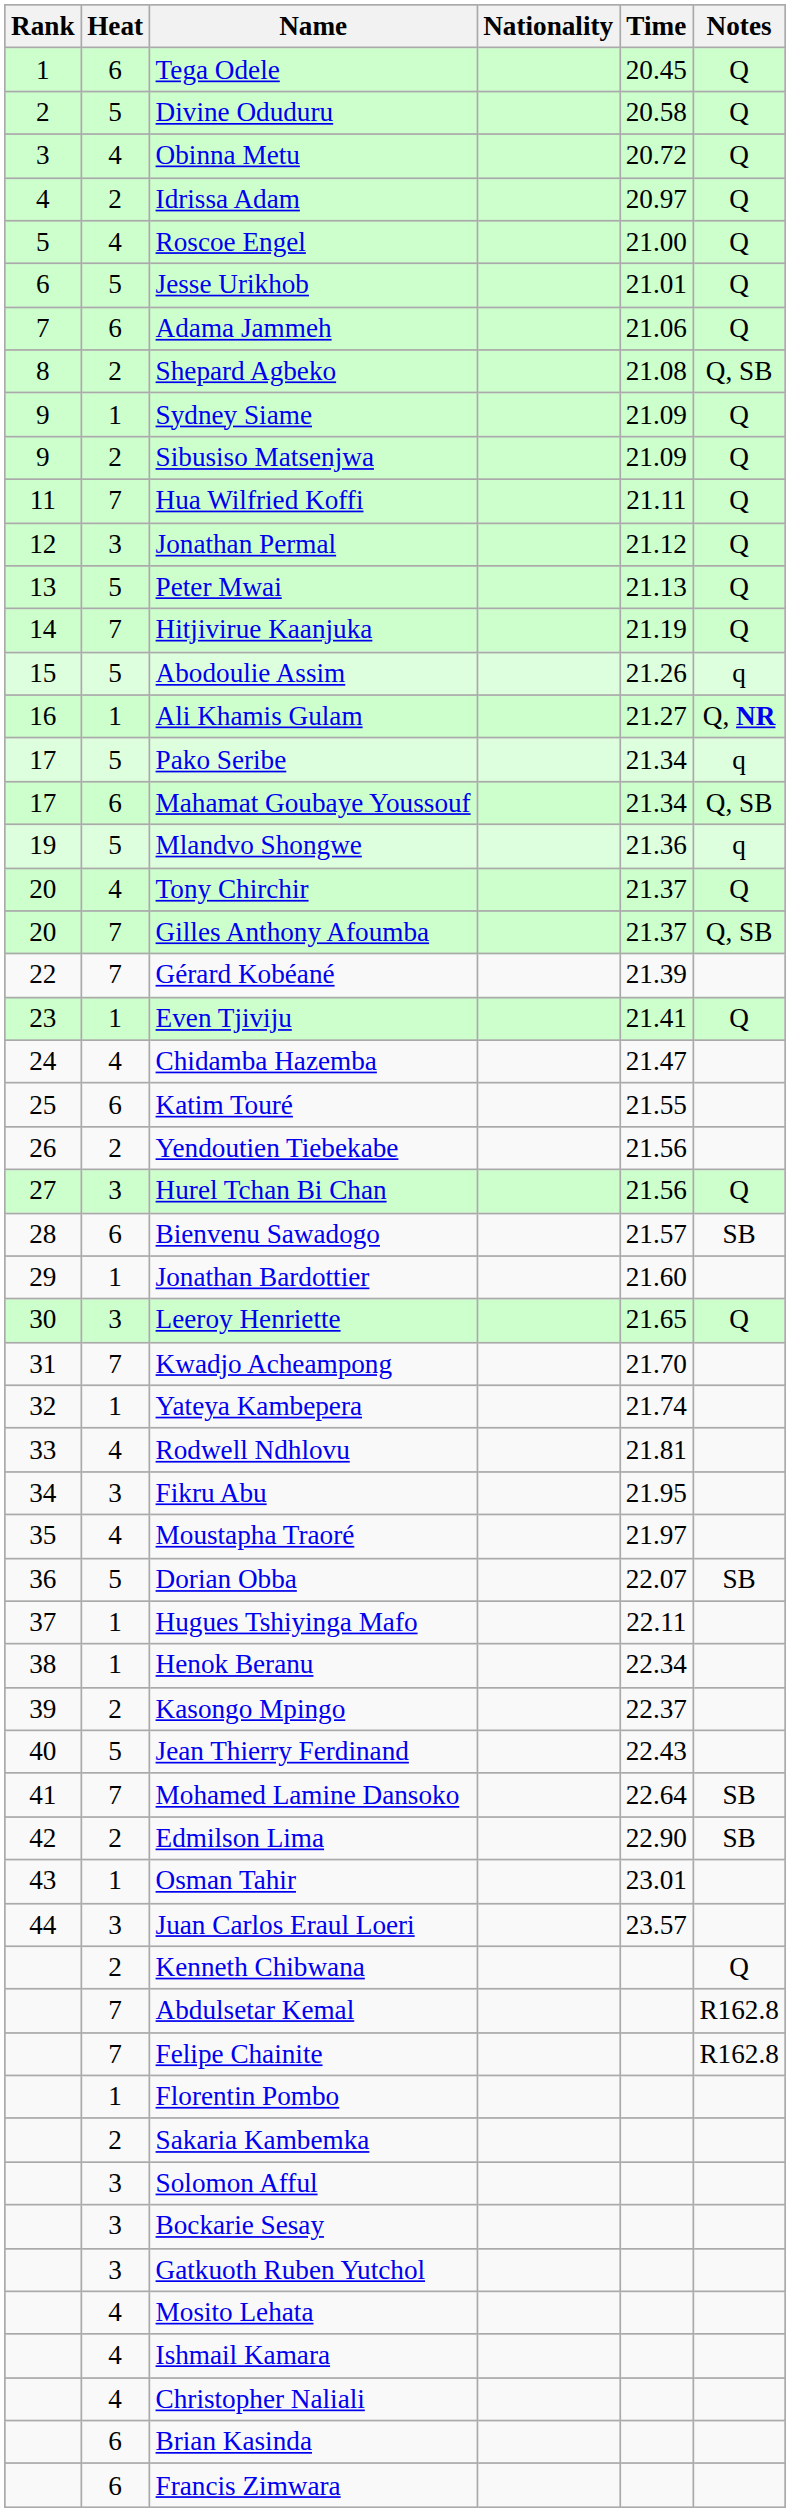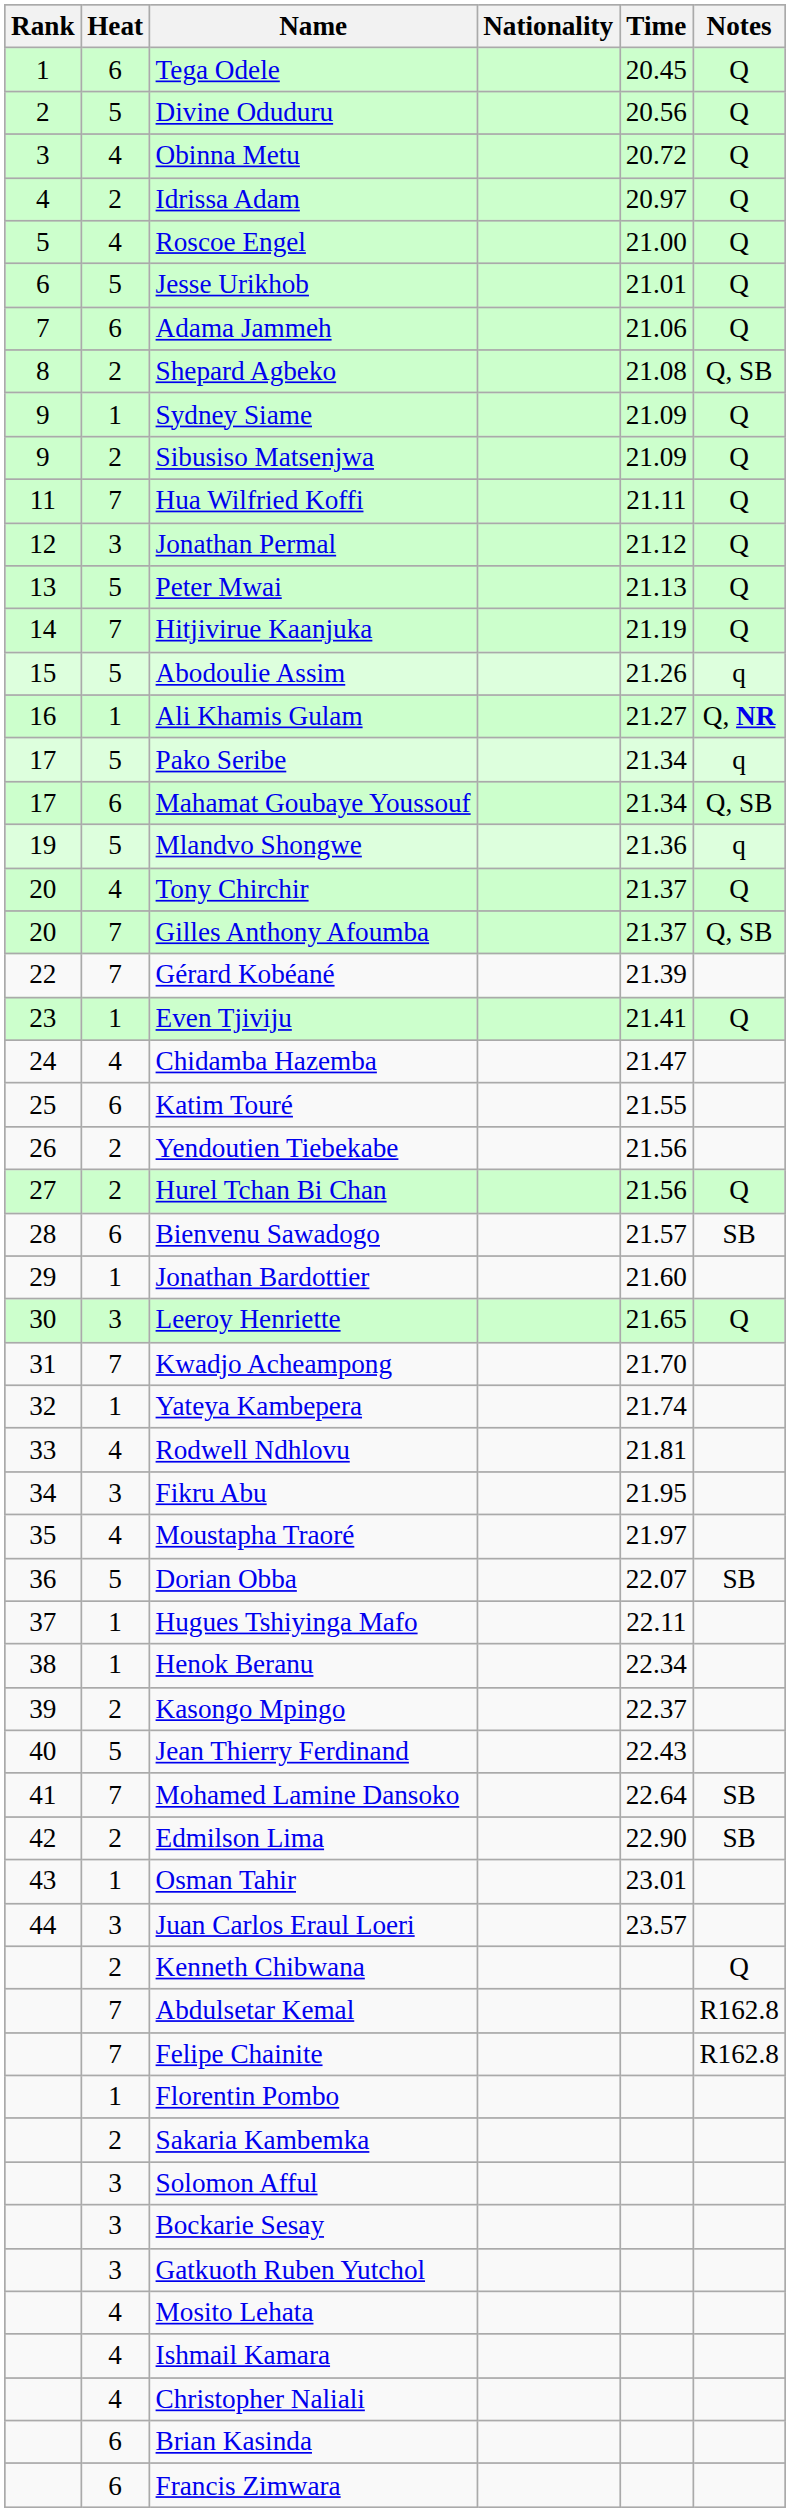(656, 112) 20.58 -> (656, 112) 20.56
(115, 1190) 3 -> (115, 1190) 2
